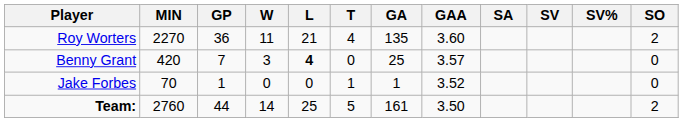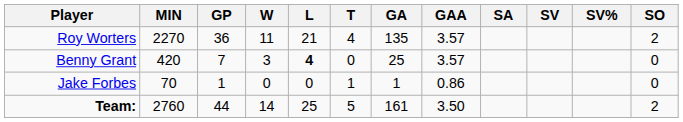(451, 38) 3.60 -> (451, 38) 3.57
(451, 83) 3.52 -> (451, 83) 0.86
